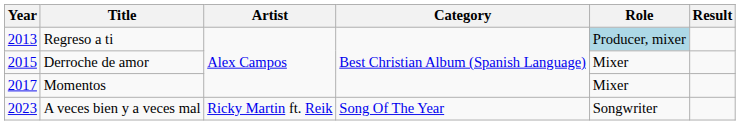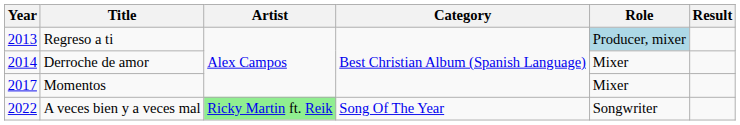(22, 62) 2015 -> (22, 62) 2014
(22, 108) 2023 -> (22, 108) 2022
(270, 108) no background -> (270, 108) lightgreen background
